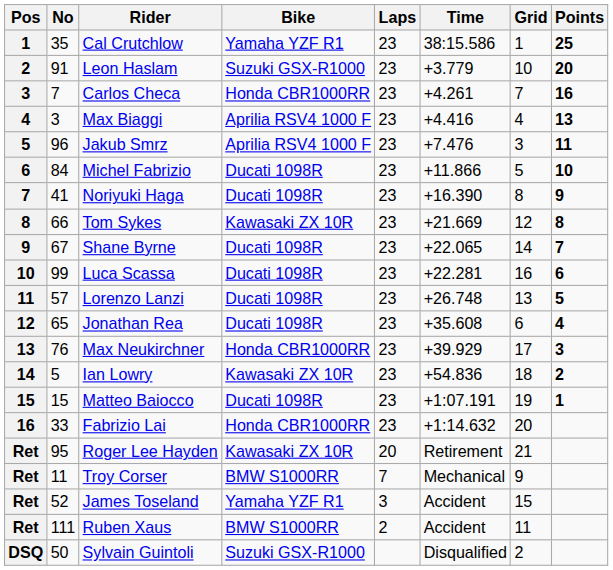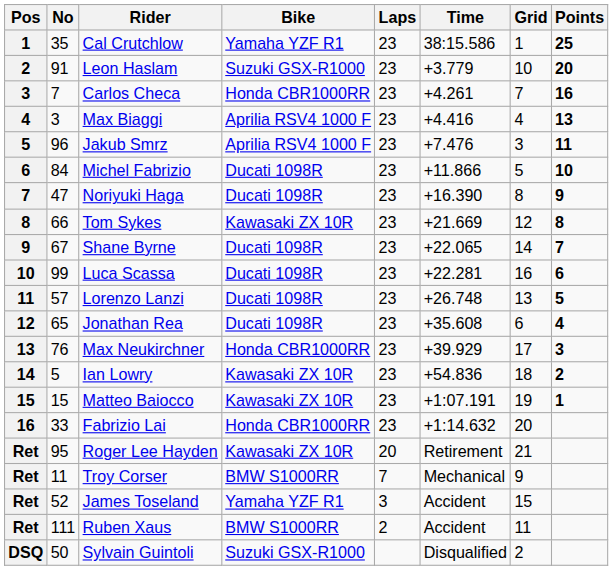(60, 196) 41 -> (60, 196) 47
(274, 400) Ducati 1098R -> (289, 400) Kawasaki ZX 10R
